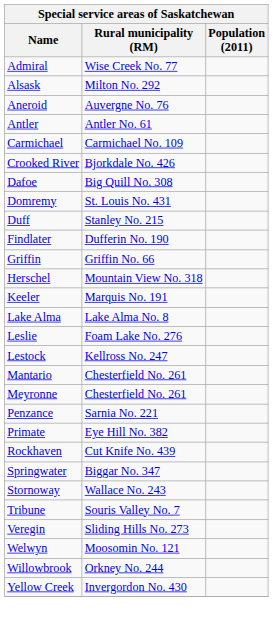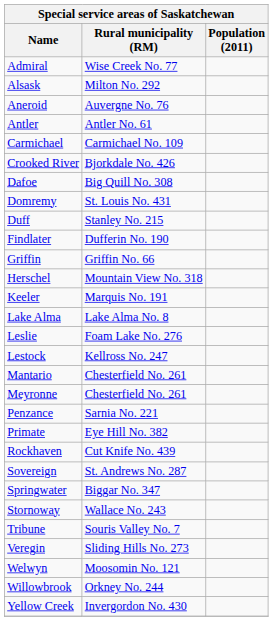+ row: (32, 471)
